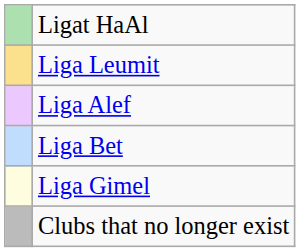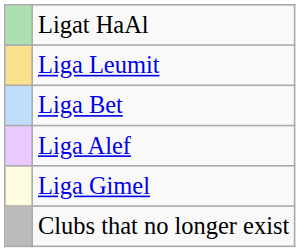rows swapped: (84, 105) <-> (80, 145)
